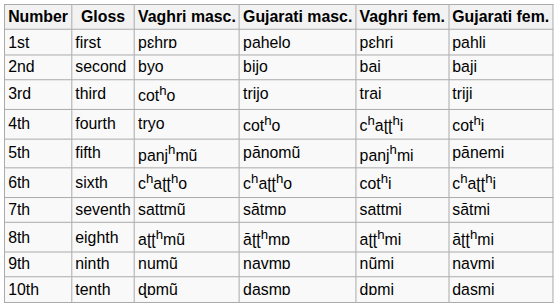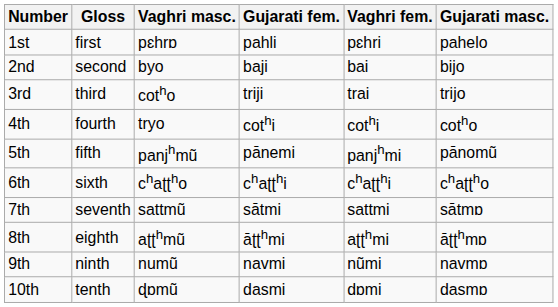columns swapped: (298, 17) <-> (501, 17)
(381, 123) chaʈʈhi -> (363, 123) cothi
(376, 182) cothi -> (369, 182) chaʈʈhi
